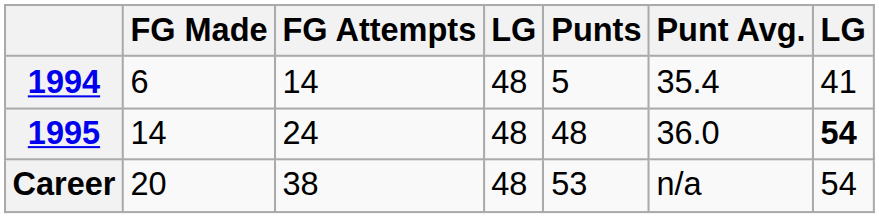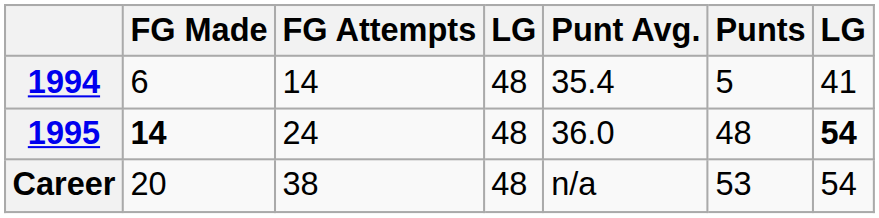columns swapped: (596, 30) <-> (731, 30)
(148, 133) normal -> (148, 133) bold
